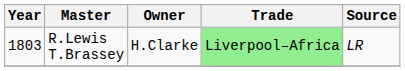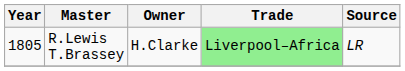(25, 47) 1803 -> (25, 47) 1805
